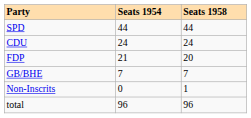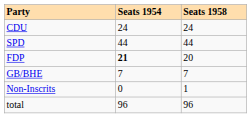rows swapped: (16, 27) <-> (17, 43)
(123, 58) normal -> (123, 58) bold
